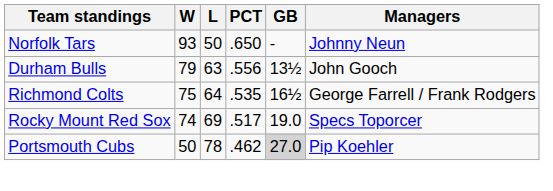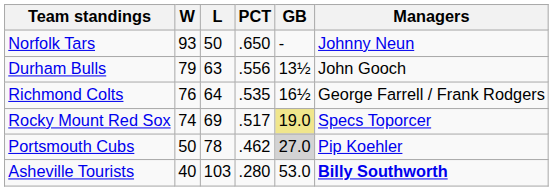(187, 95) 75 -> (187, 95) 76
(286, 120) no background -> (295, 120) khaki background
+ row: (71, 172)
